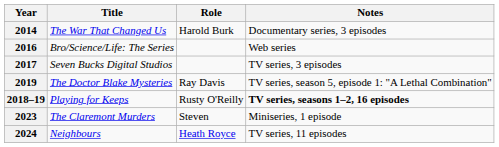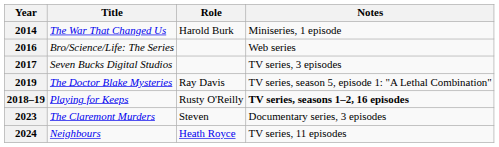(317, 30) Documentary series, 3 episodes -> (295, 30) Miniseries, 1 episode
(295, 116) Miniseries, 1 episode -> (317, 116) Documentary series, 3 episodes
